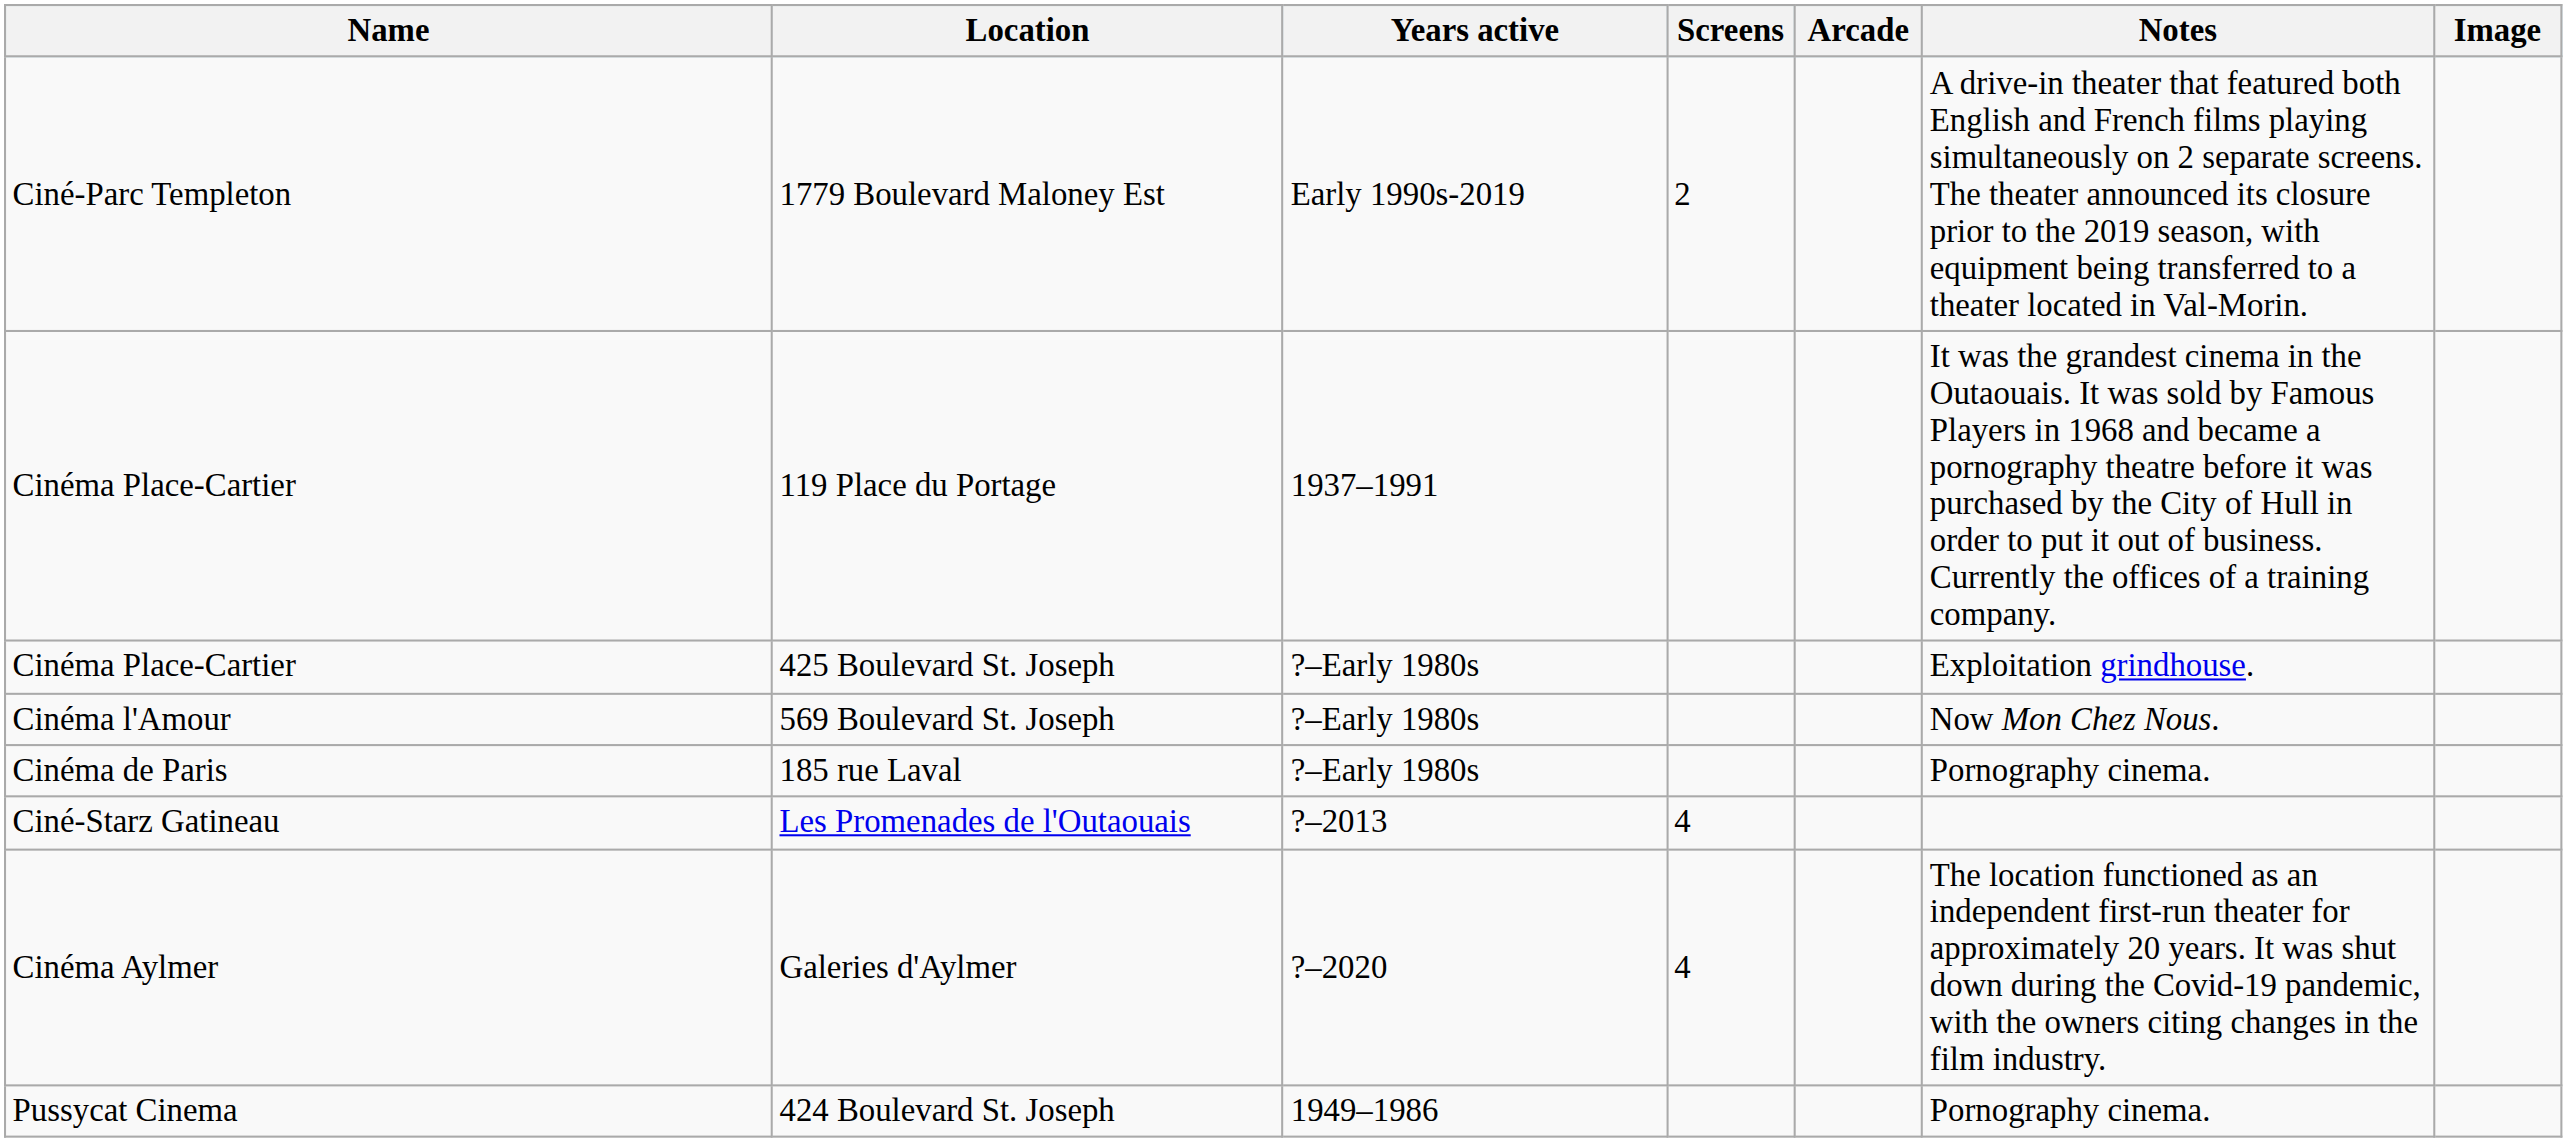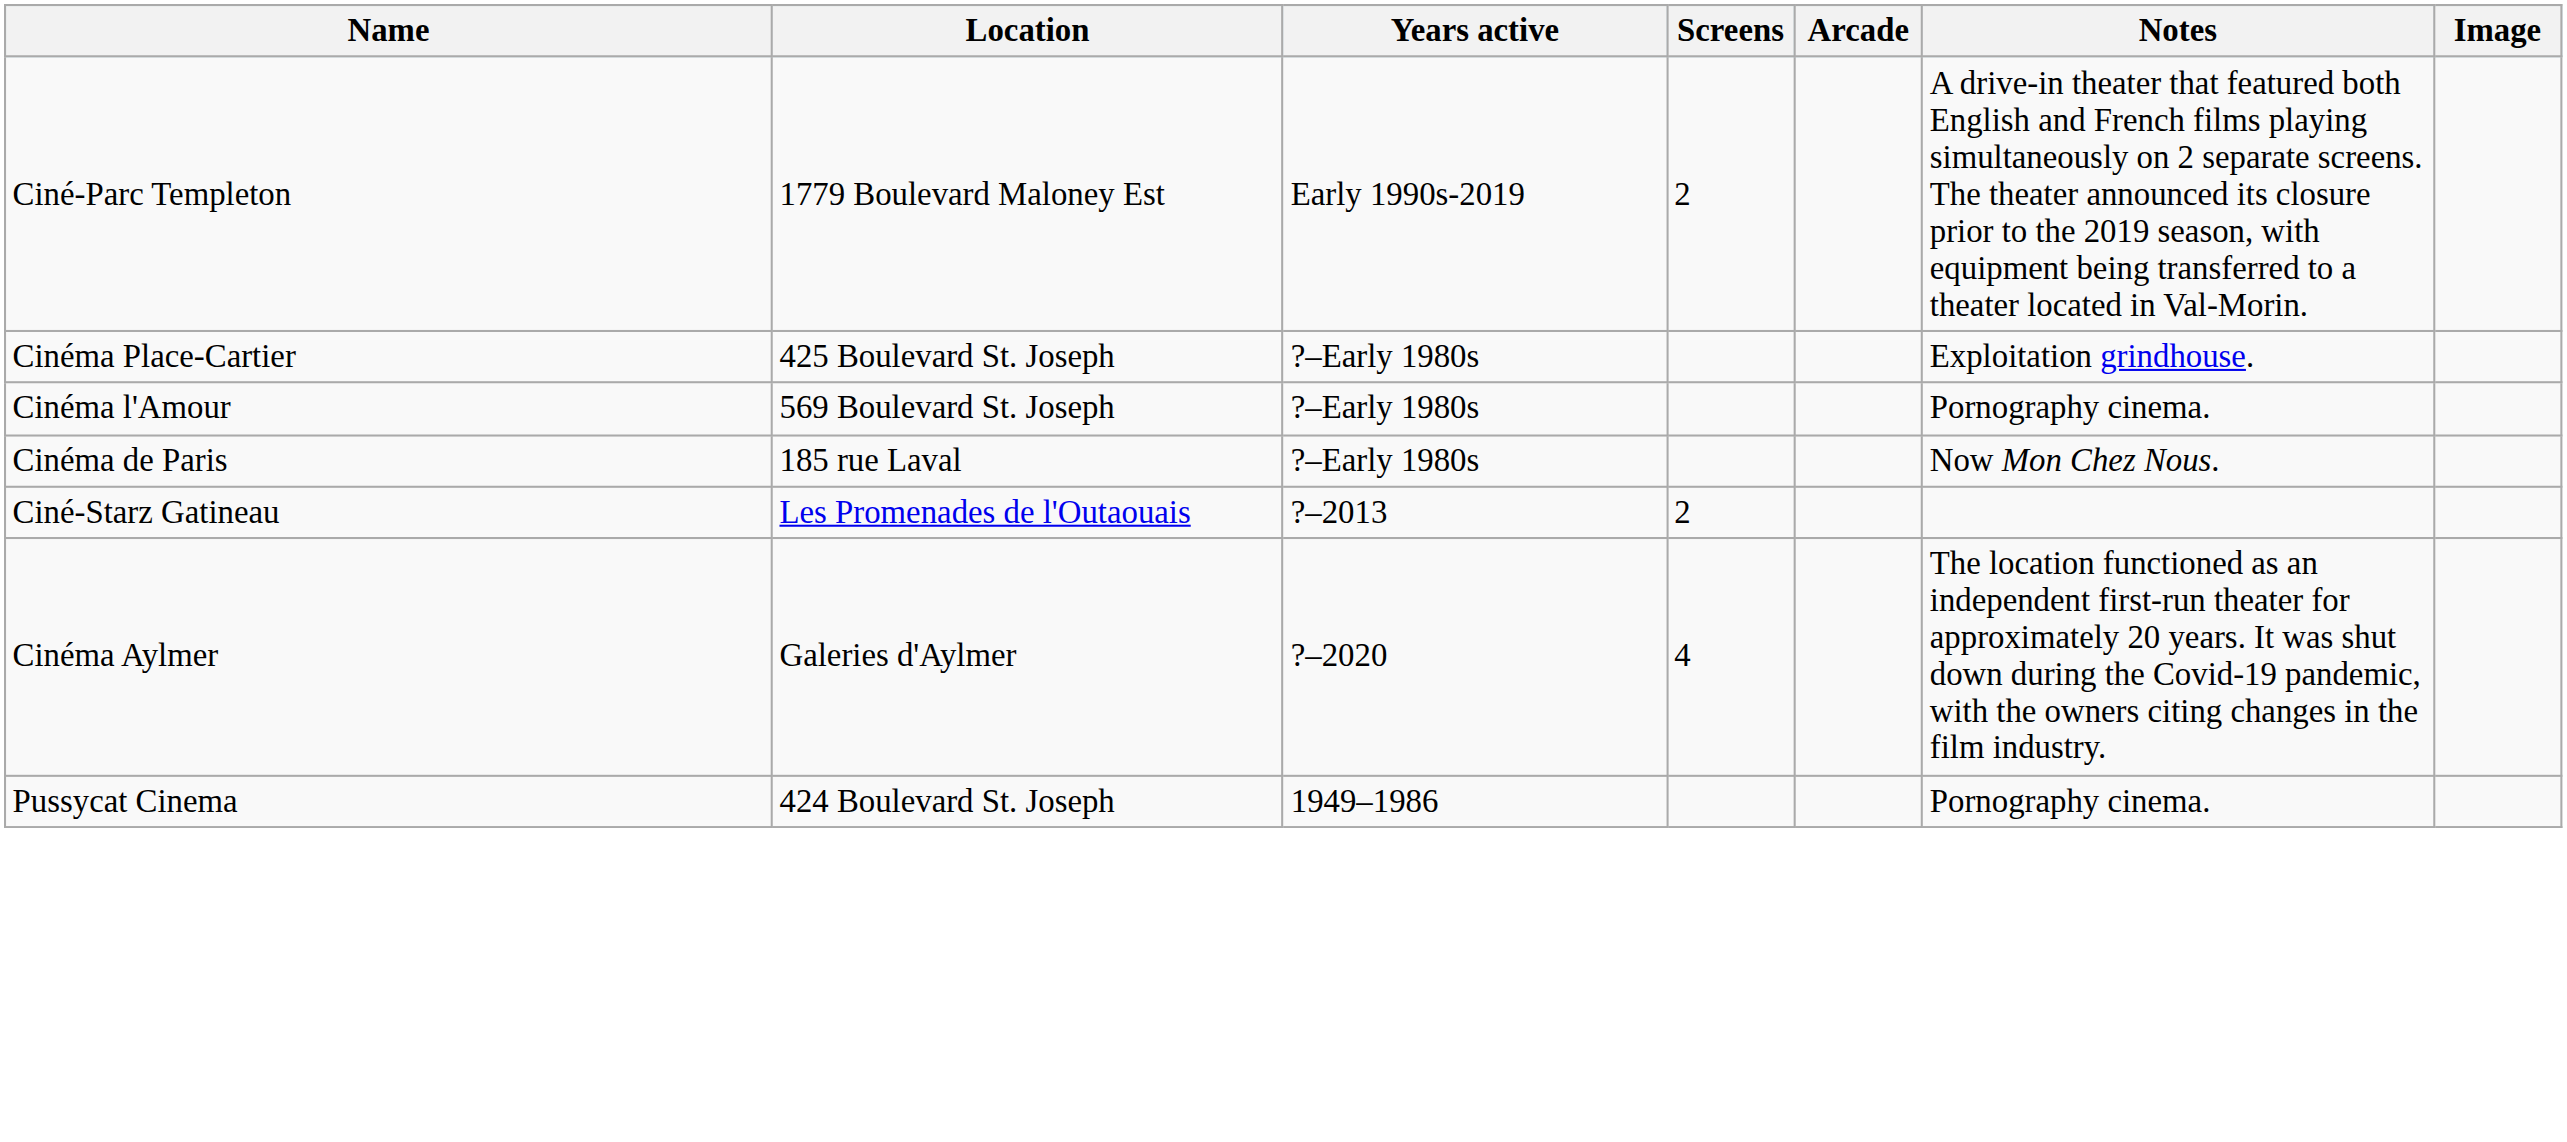- row: (918, 485)
(2075, 718) Now Mon Chez Nous. -> (2070, 407) Pornography cinema.
(2070, 770) Pornography cinema. -> (2075, 459) Now Mon Chez Nous.
(1682, 822) 4 -> (1682, 512) 2
